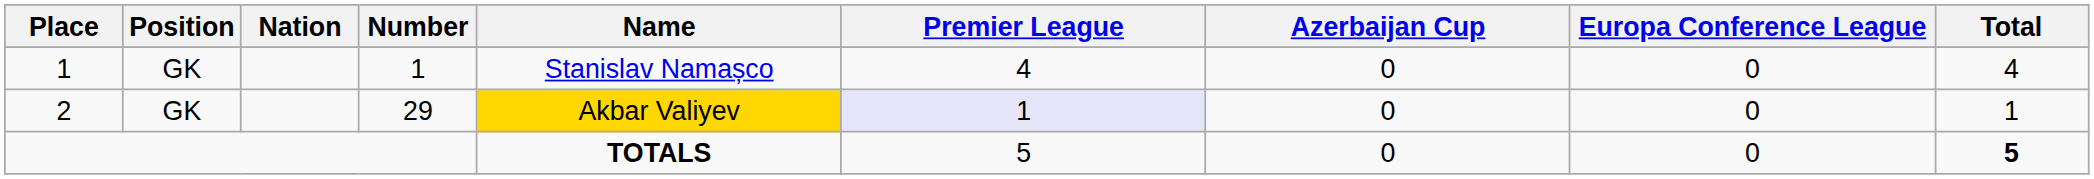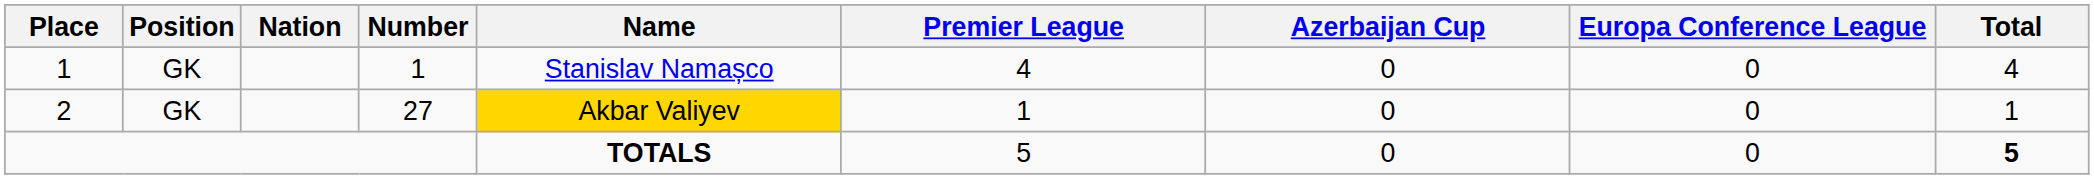(418, 111) 29 -> (418, 111) 27
(1024, 111) lavender background -> (1024, 111) no background
